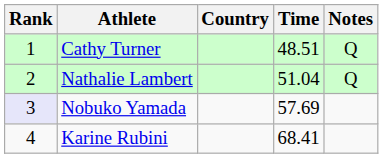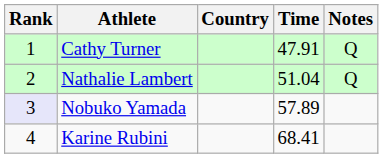(299, 49) 48.51 -> (299, 49) 47.91
(299, 108) 57.69 -> (299, 108) 57.89
